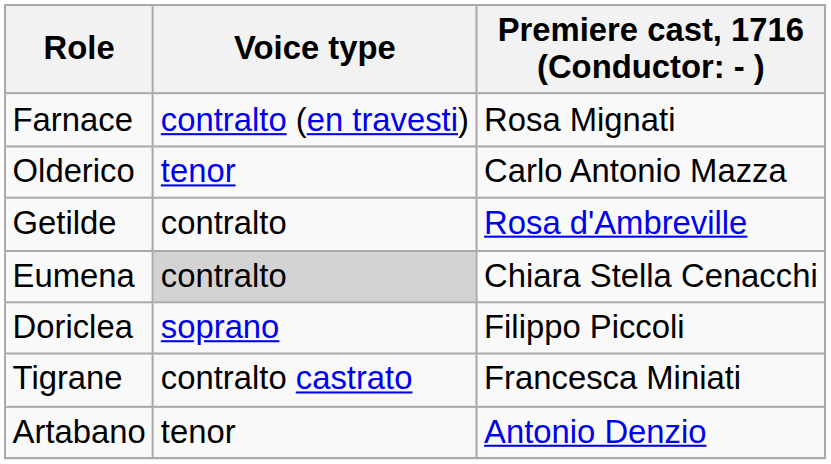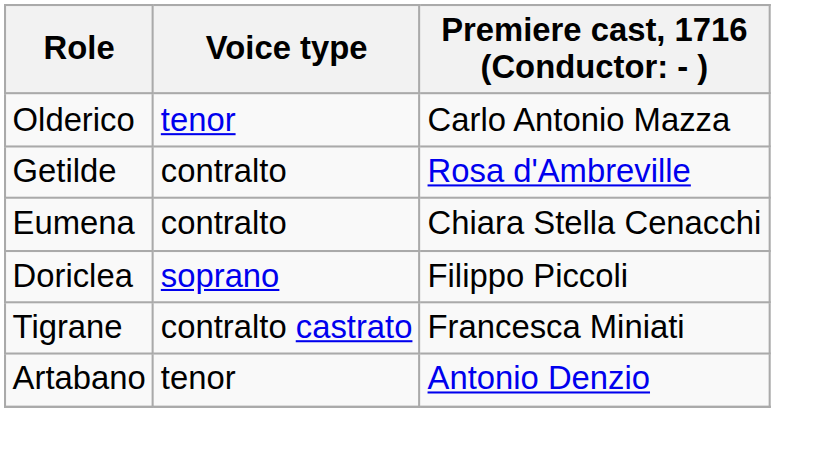- row: (73, 119)
(224, 275) lightgrey background -> (224, 223) no background
